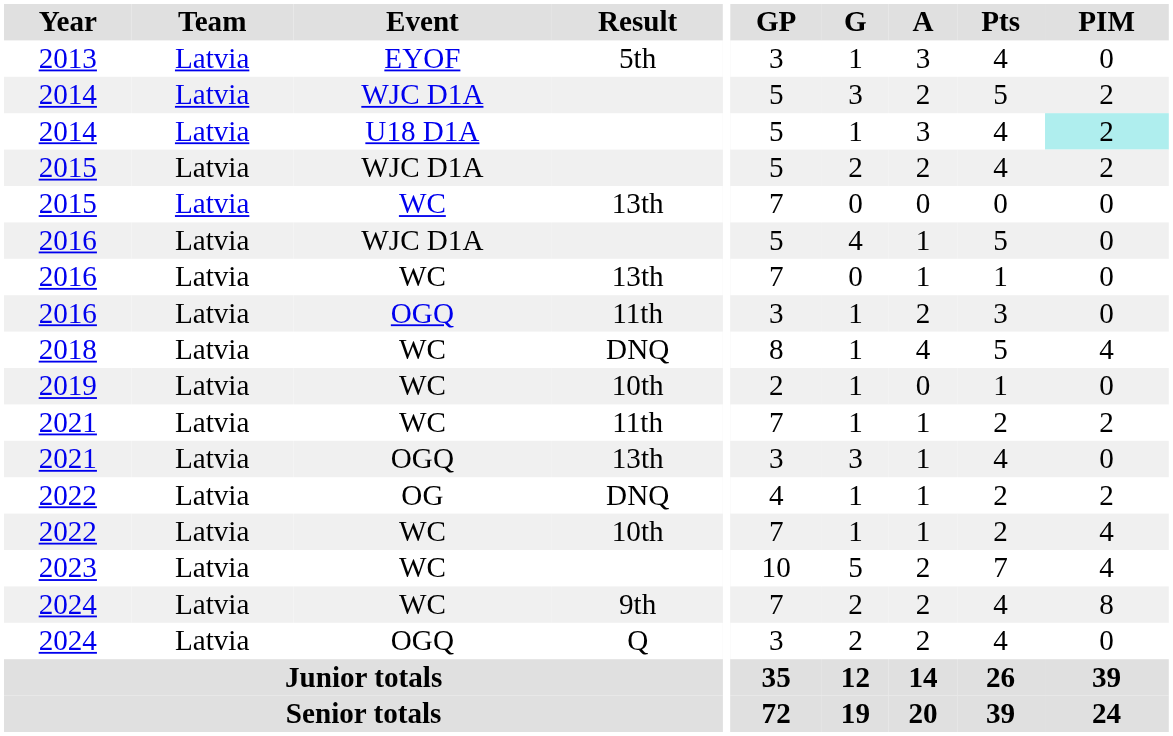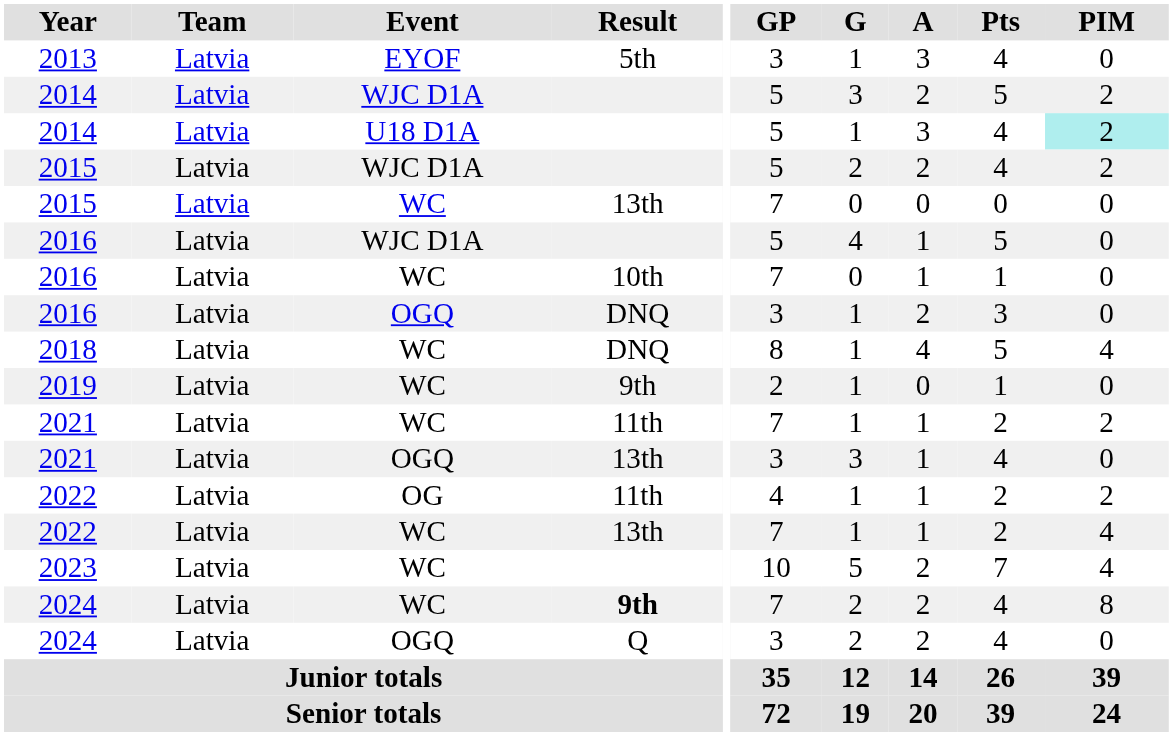(638, 276) 13th -> (638, 276) 10th
(638, 312) 11th -> (638, 312) DNQ
(638, 385) 10th -> (638, 385) 9th
(638, 494) DNQ -> (638, 494) 11th
(638, 531) 10th -> (638, 531) 13th
(638, 604) normal -> (638, 604) bold
